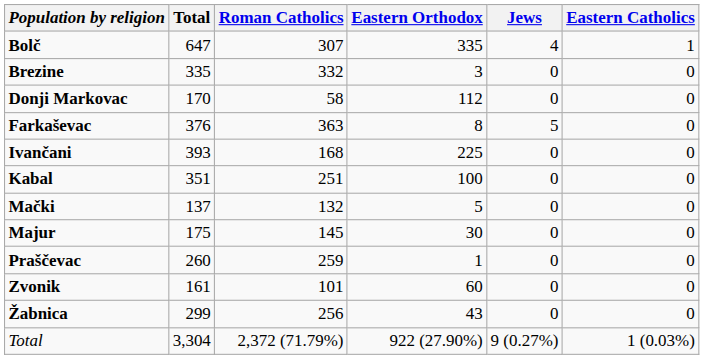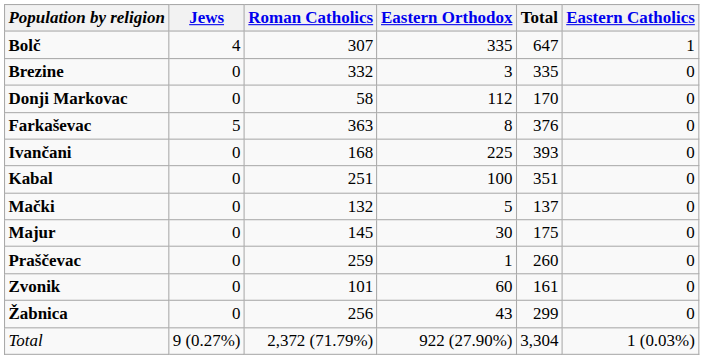columns swapped: (192, 17) <-> (525, 17)
